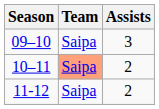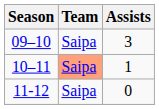(128, 66) 2 -> (128, 66) 1
(128, 91) 2 -> (128, 91) 0
